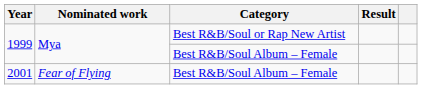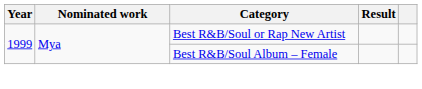- row: (20, 73)
